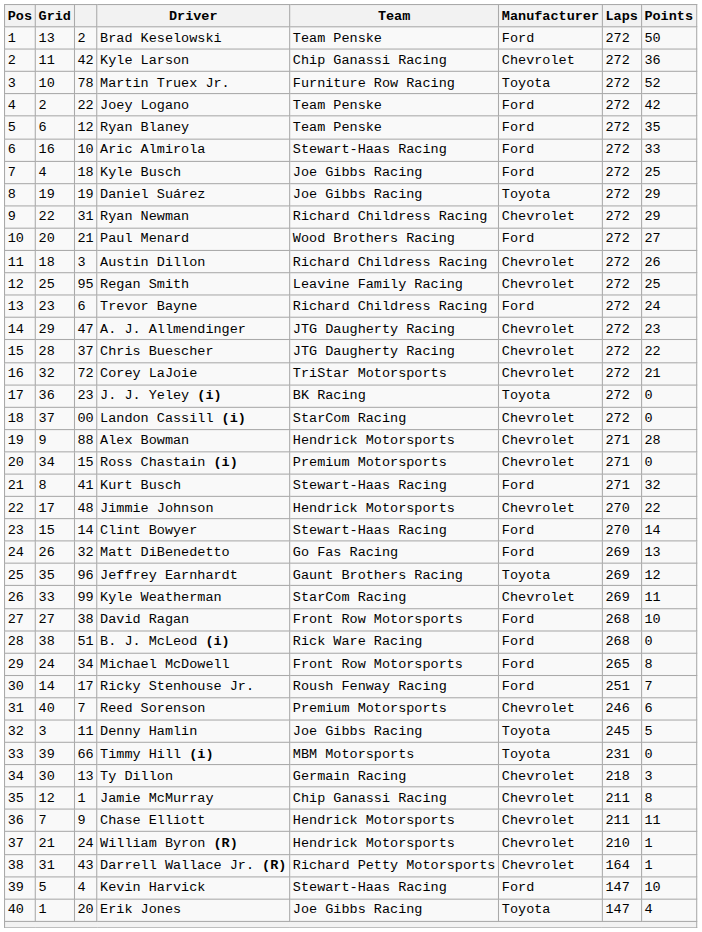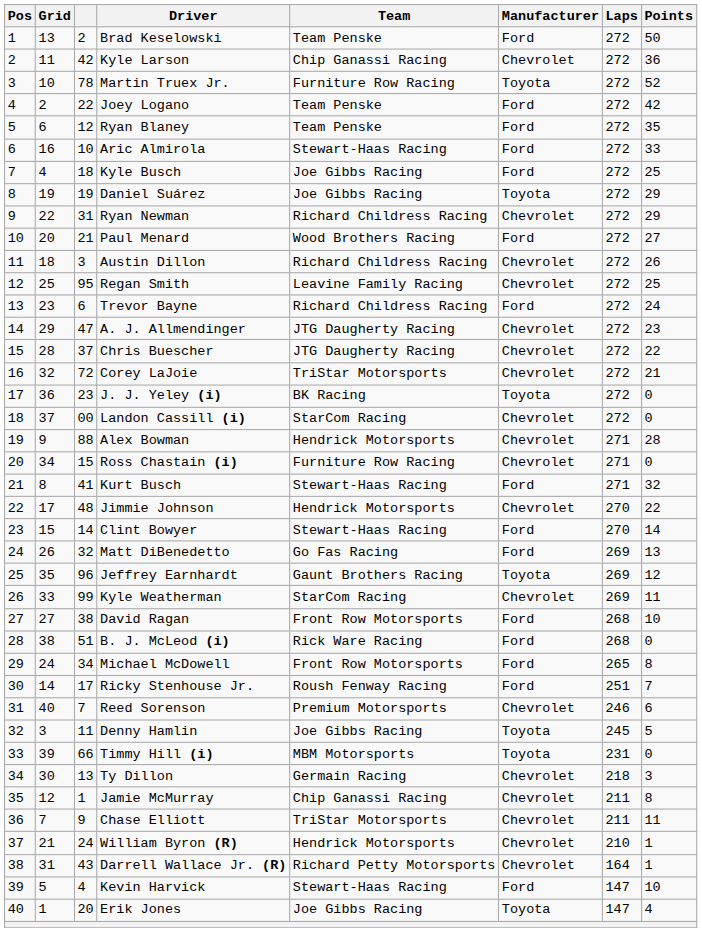(370, 463) Premium Motorsports -> (374, 463) Furniture Row Racing
(374, 820) Hendrick Motorsports -> (370, 820) TriStar Motorsports
